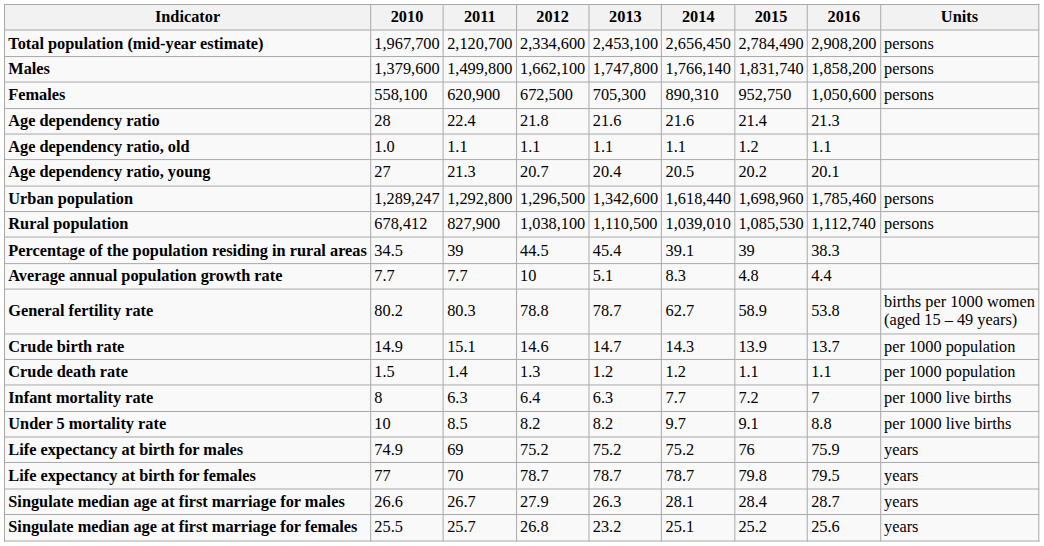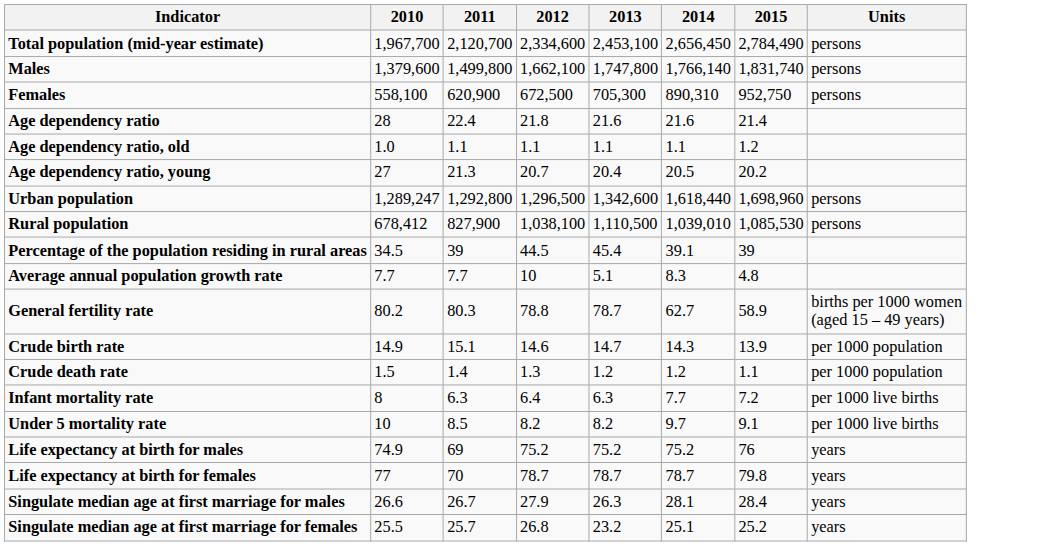- column: (844, 17)
